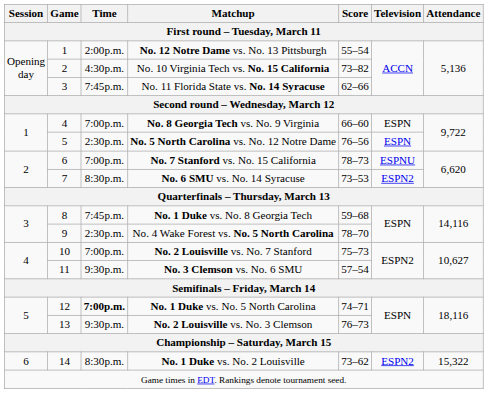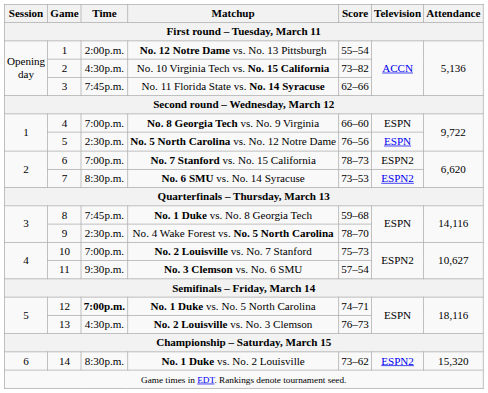(398, 160) ESPNU -> (398, 160) ESPN2
(104, 324) 9:30p.m. -> (104, 324) 4:30p.m.
(453, 361) 15,322 -> (453, 361) 15,320
